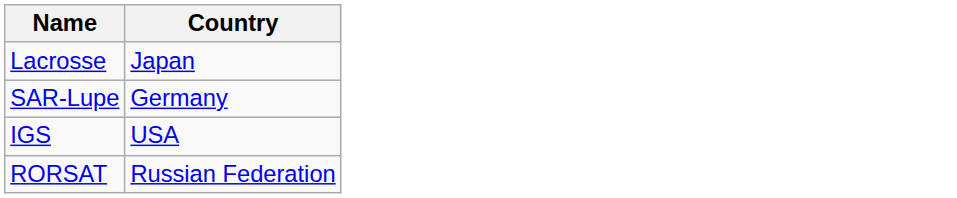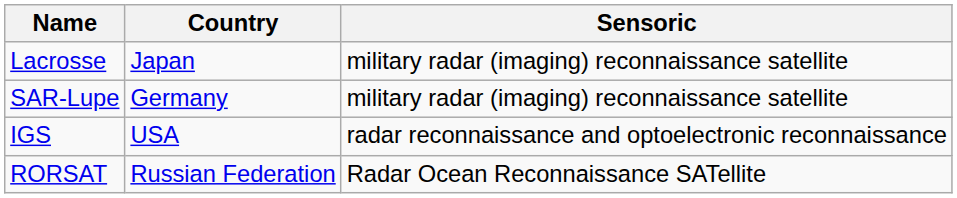+ column: (647, 23)
